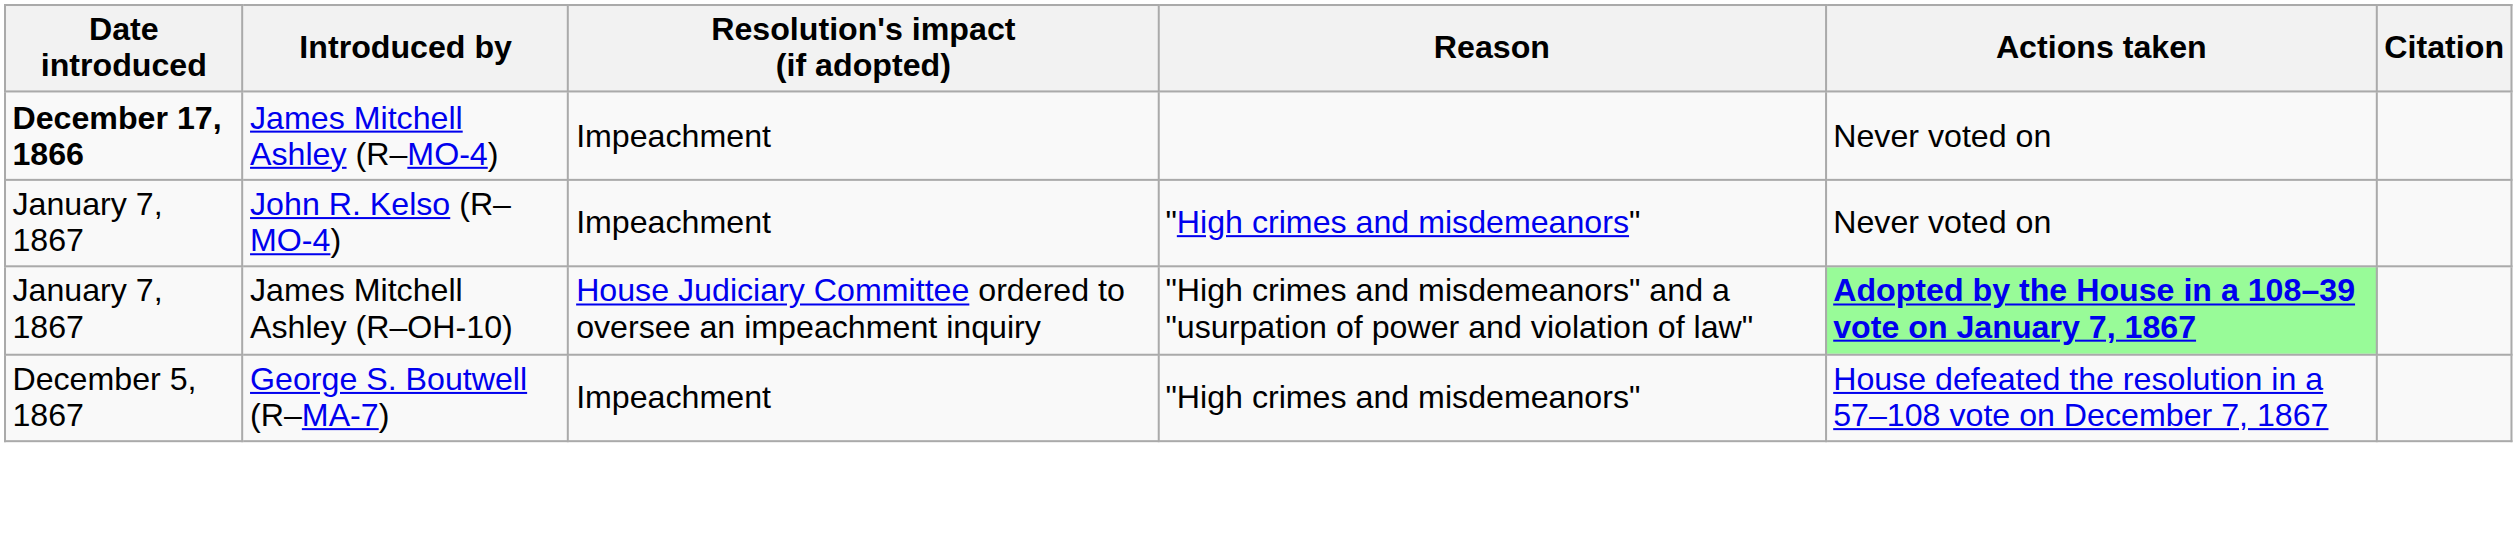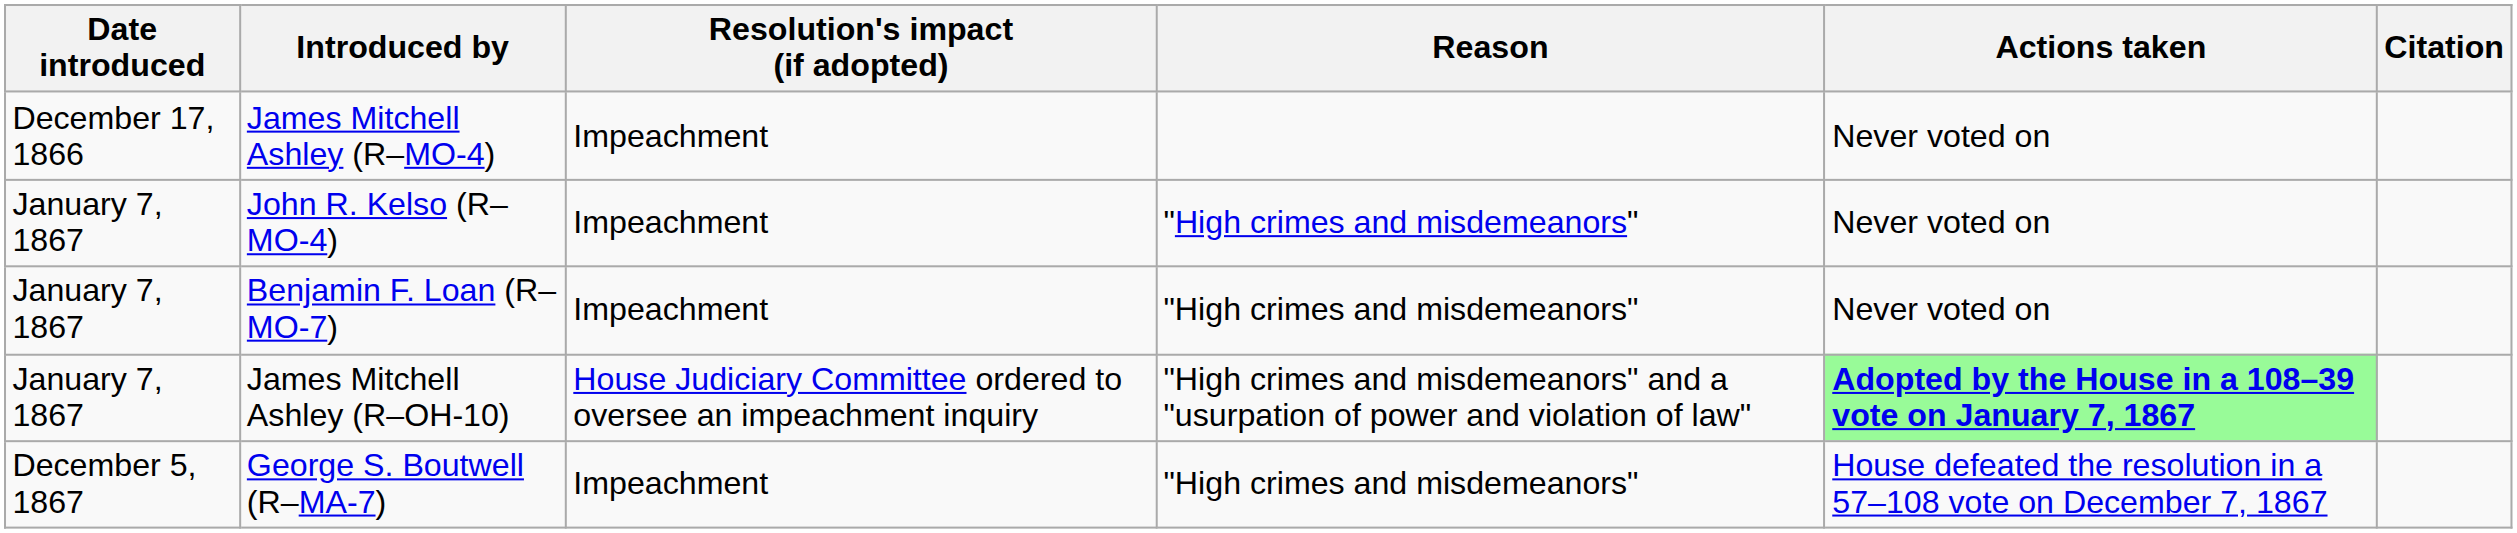(117, 135) bold -> (113, 135) normal
+ row: (402, 309)
